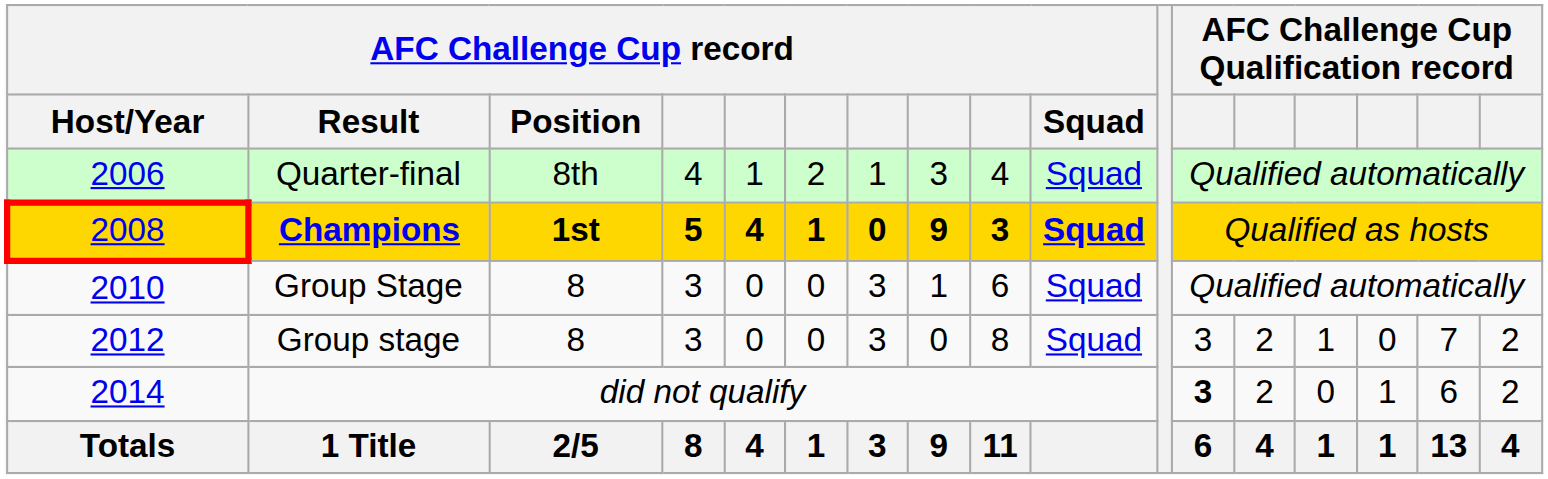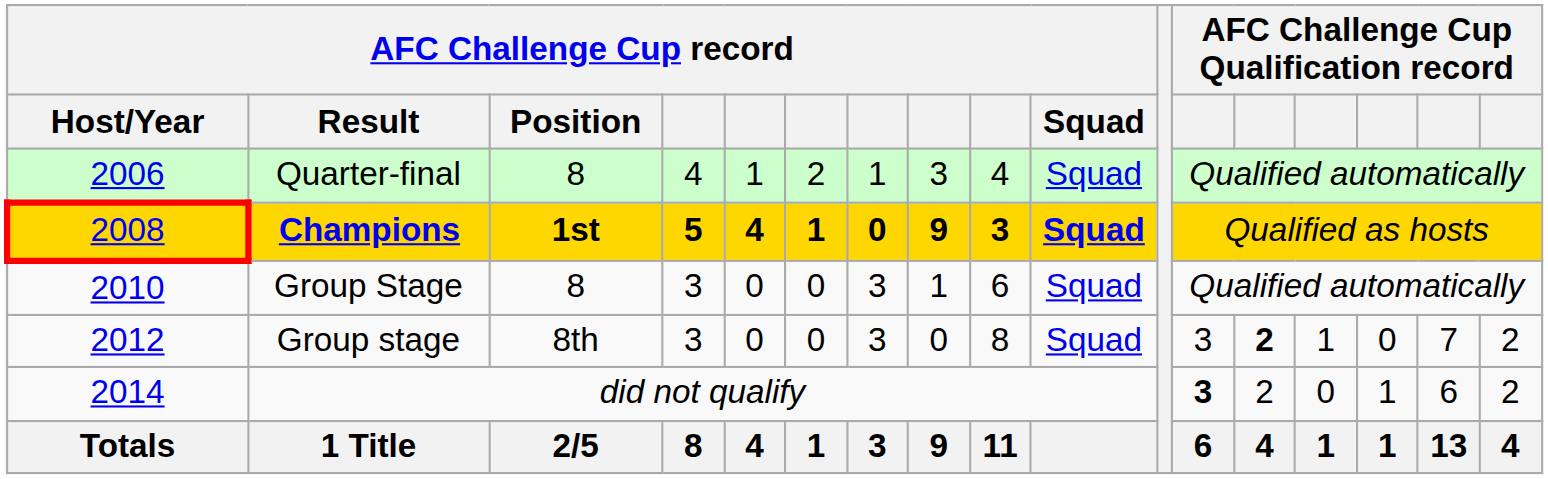(576, 174) 8th -> (576, 174) 8
(576, 340) 8 -> (576, 340) 8th
(1264, 340) normal -> (1264, 340) bold
